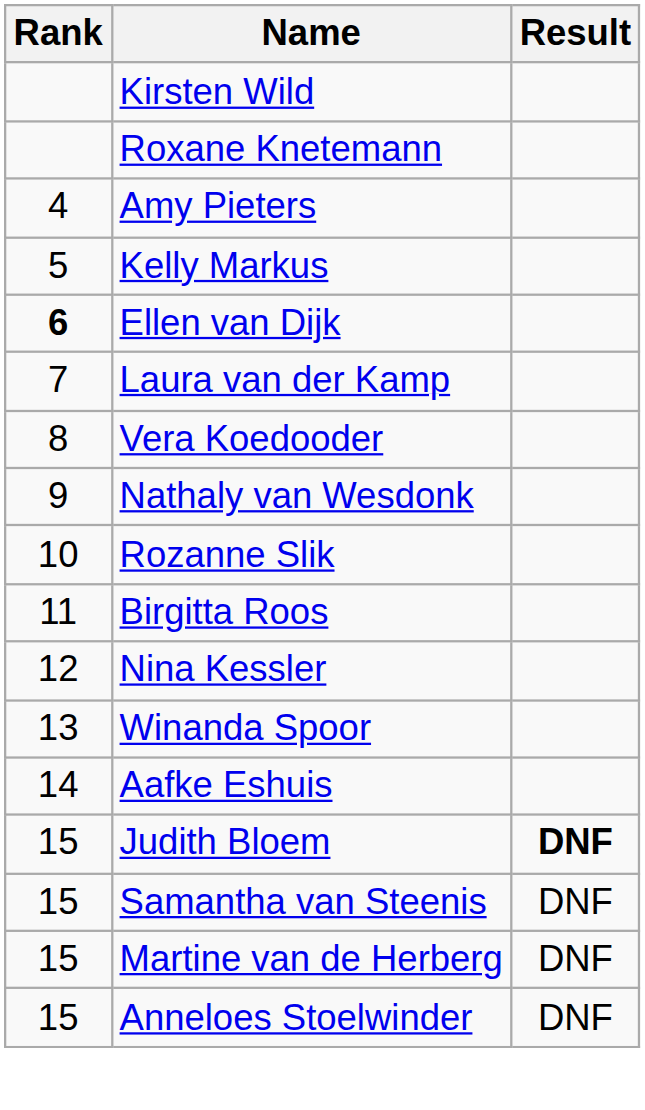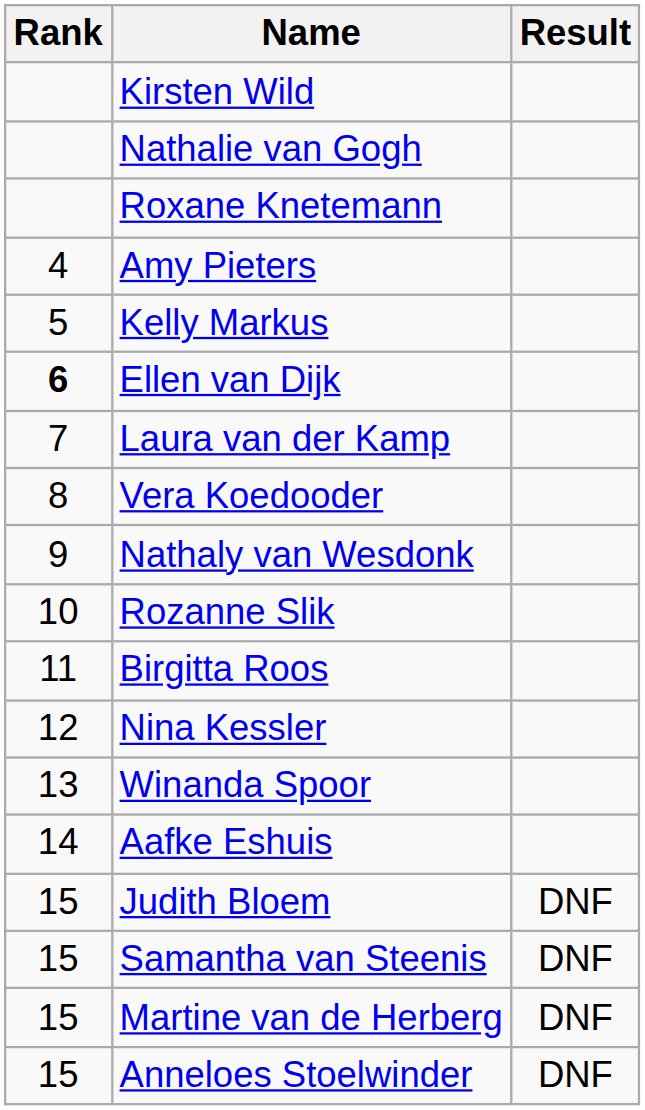+ row: (271, 149)
(575, 843) bold -> (575, 901) normal
